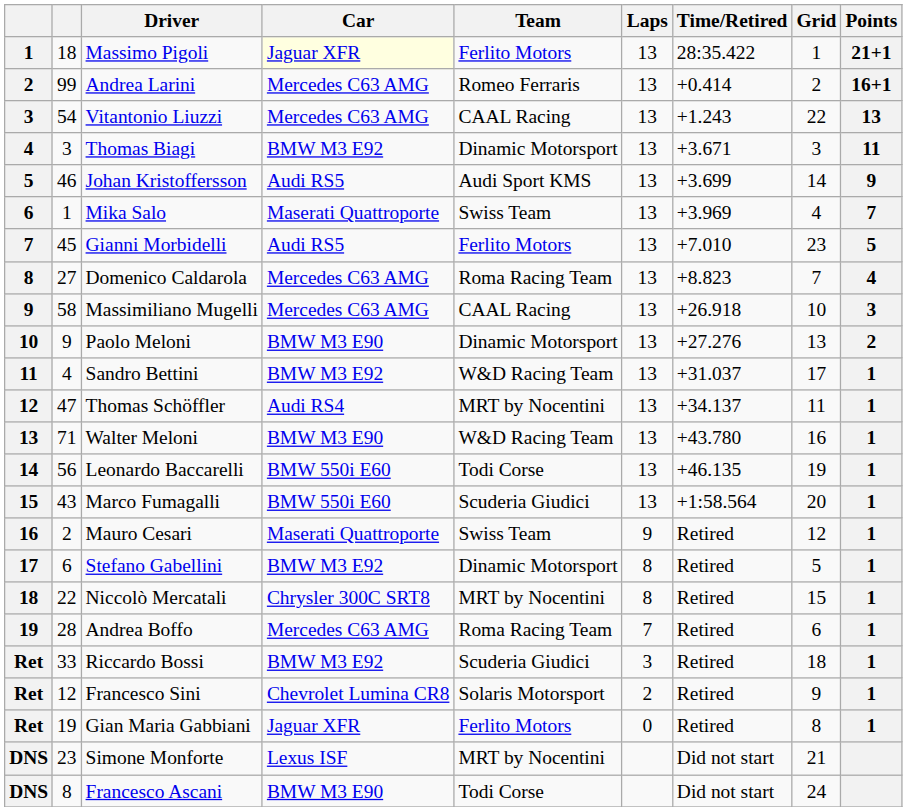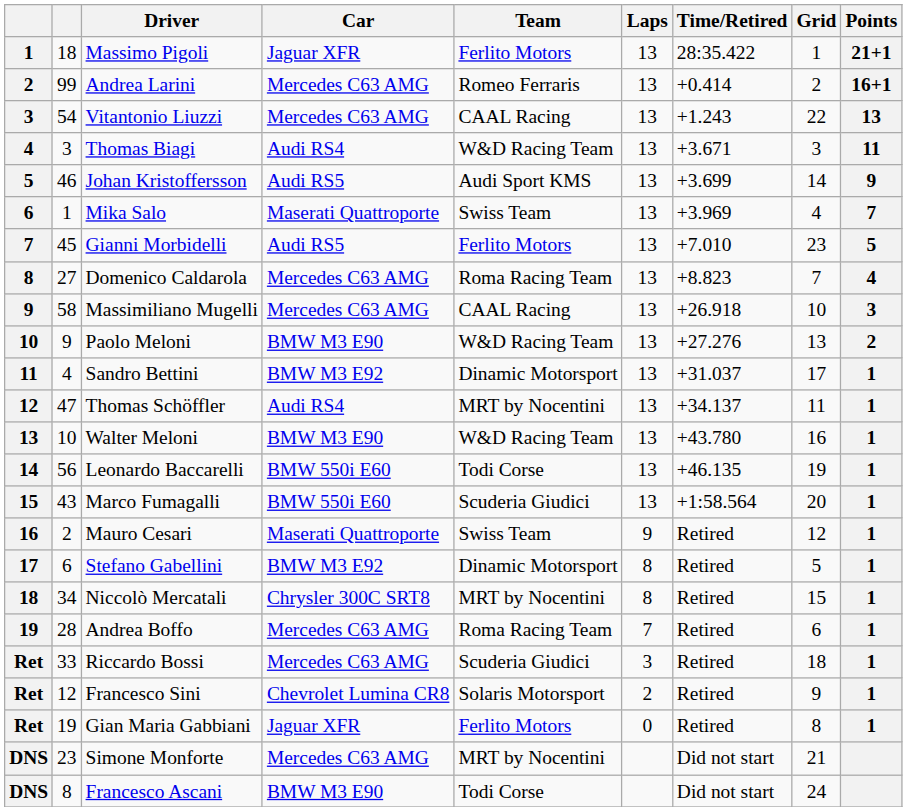(314, 52) lightyellow background -> (314, 52) no background
(325, 149) BMW M3 E92 -> (305, 149) Audi RS4
(538, 149) Dinamic Motorsport -> (536, 149) W&D Racing Team
(538, 341) Dinamic Motorsport -> (536, 341) W&D Racing Team
(536, 373) W&D Racing Team -> (538, 373) Dinamic Motorsport
(67, 437) 71 -> (67, 437) 10
(67, 598) 22 -> (67, 598) 34
(325, 662) BMW M3 E92 -> (348, 662) Mercedes C63 AMG
(307, 758) Lexus ISF -> (348, 758) Mercedes C63 AMG
